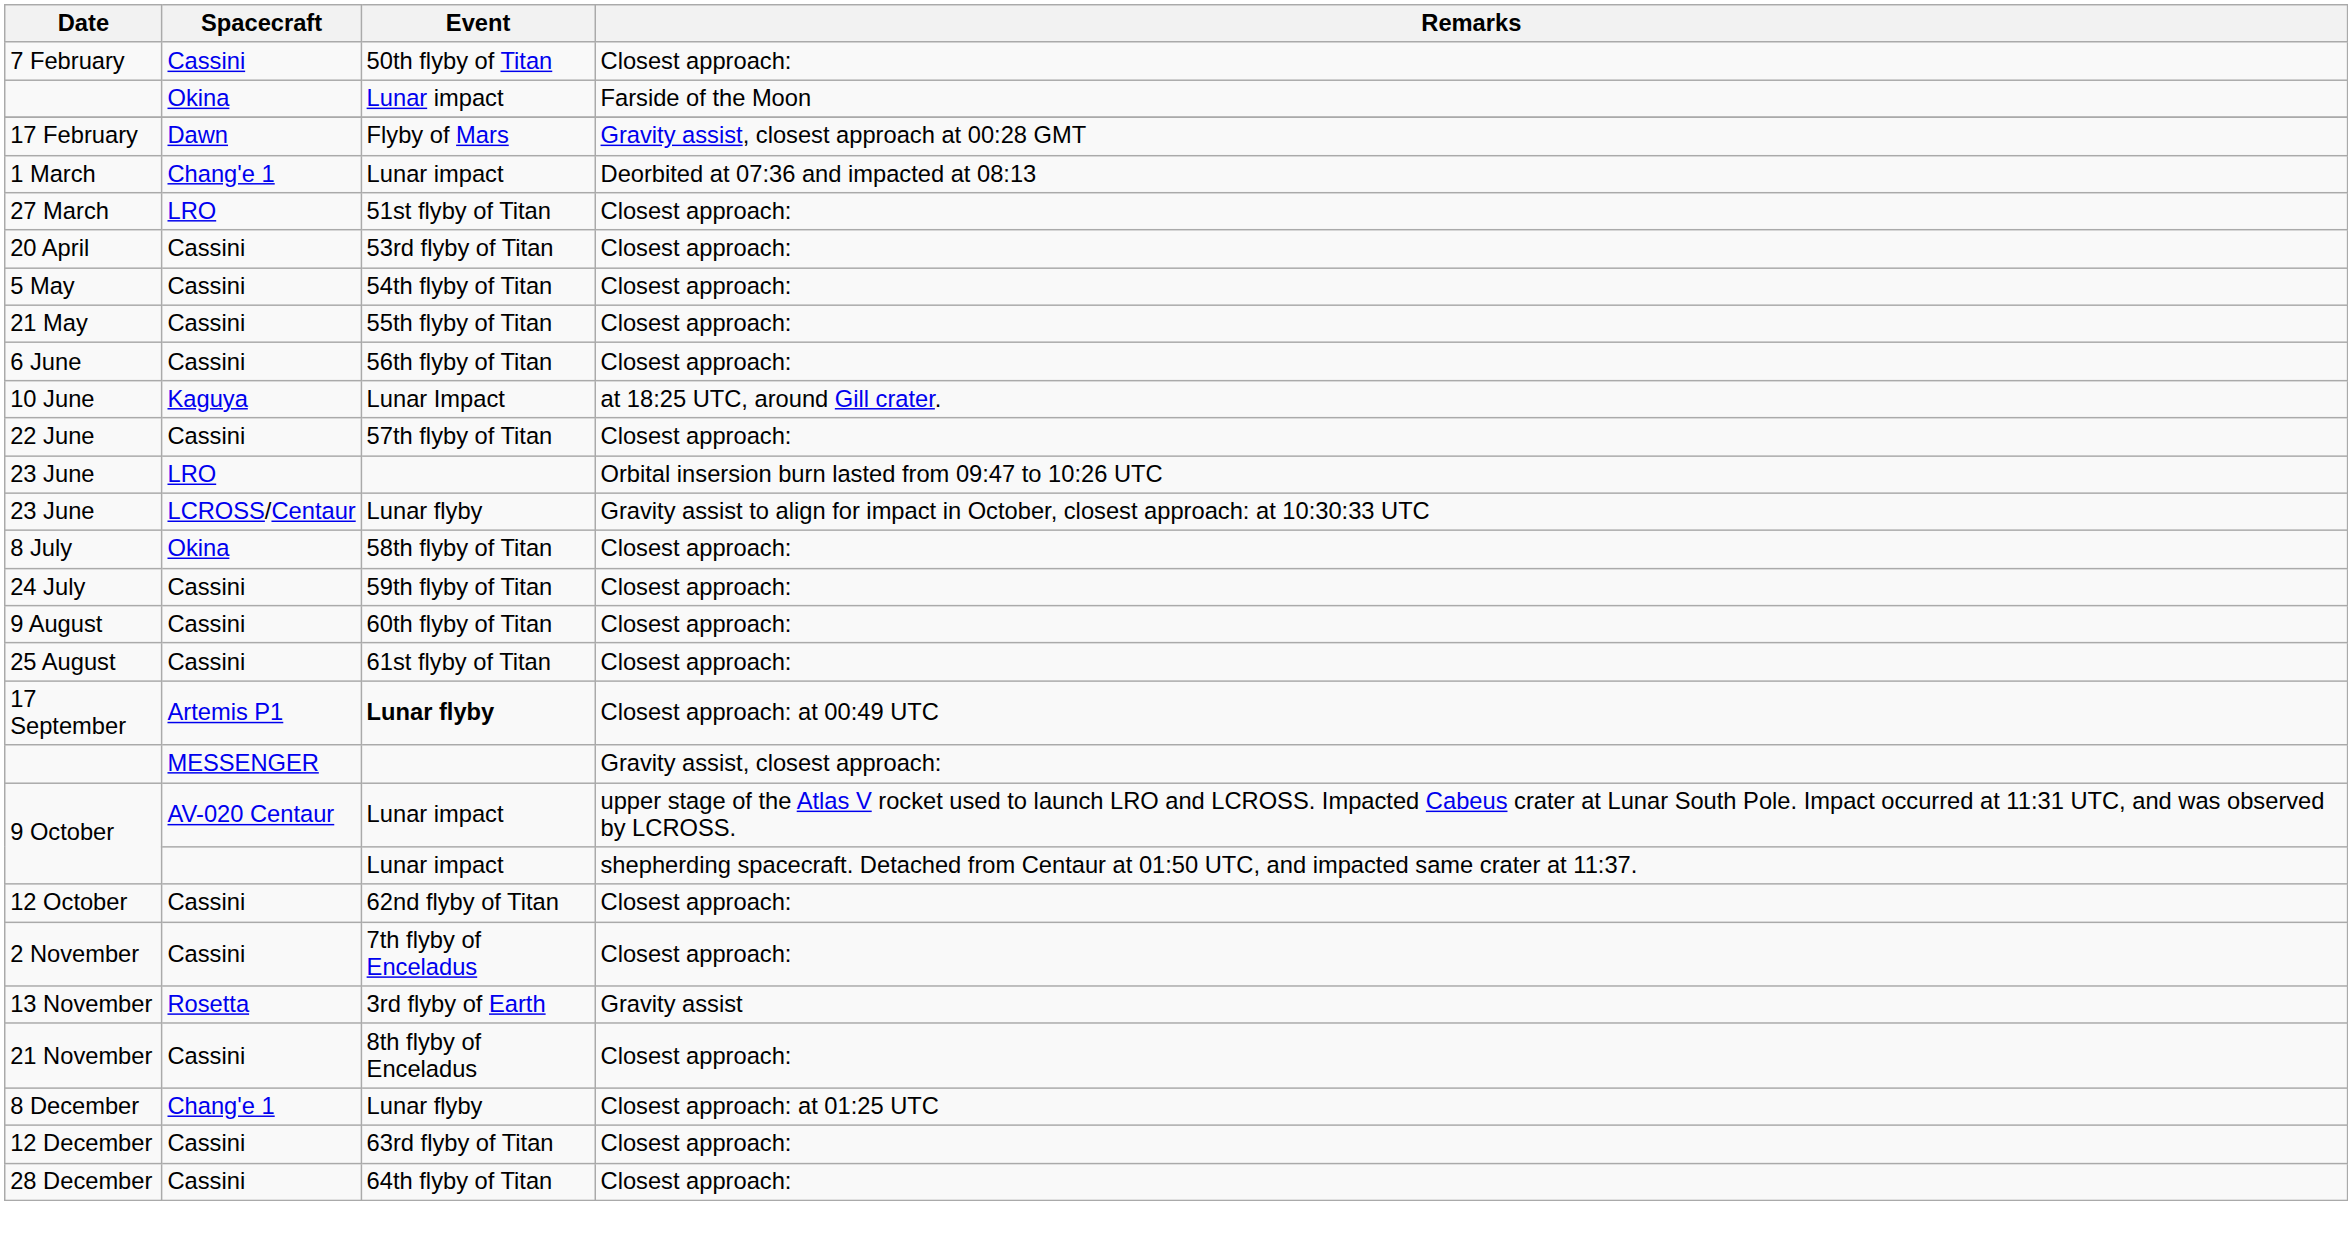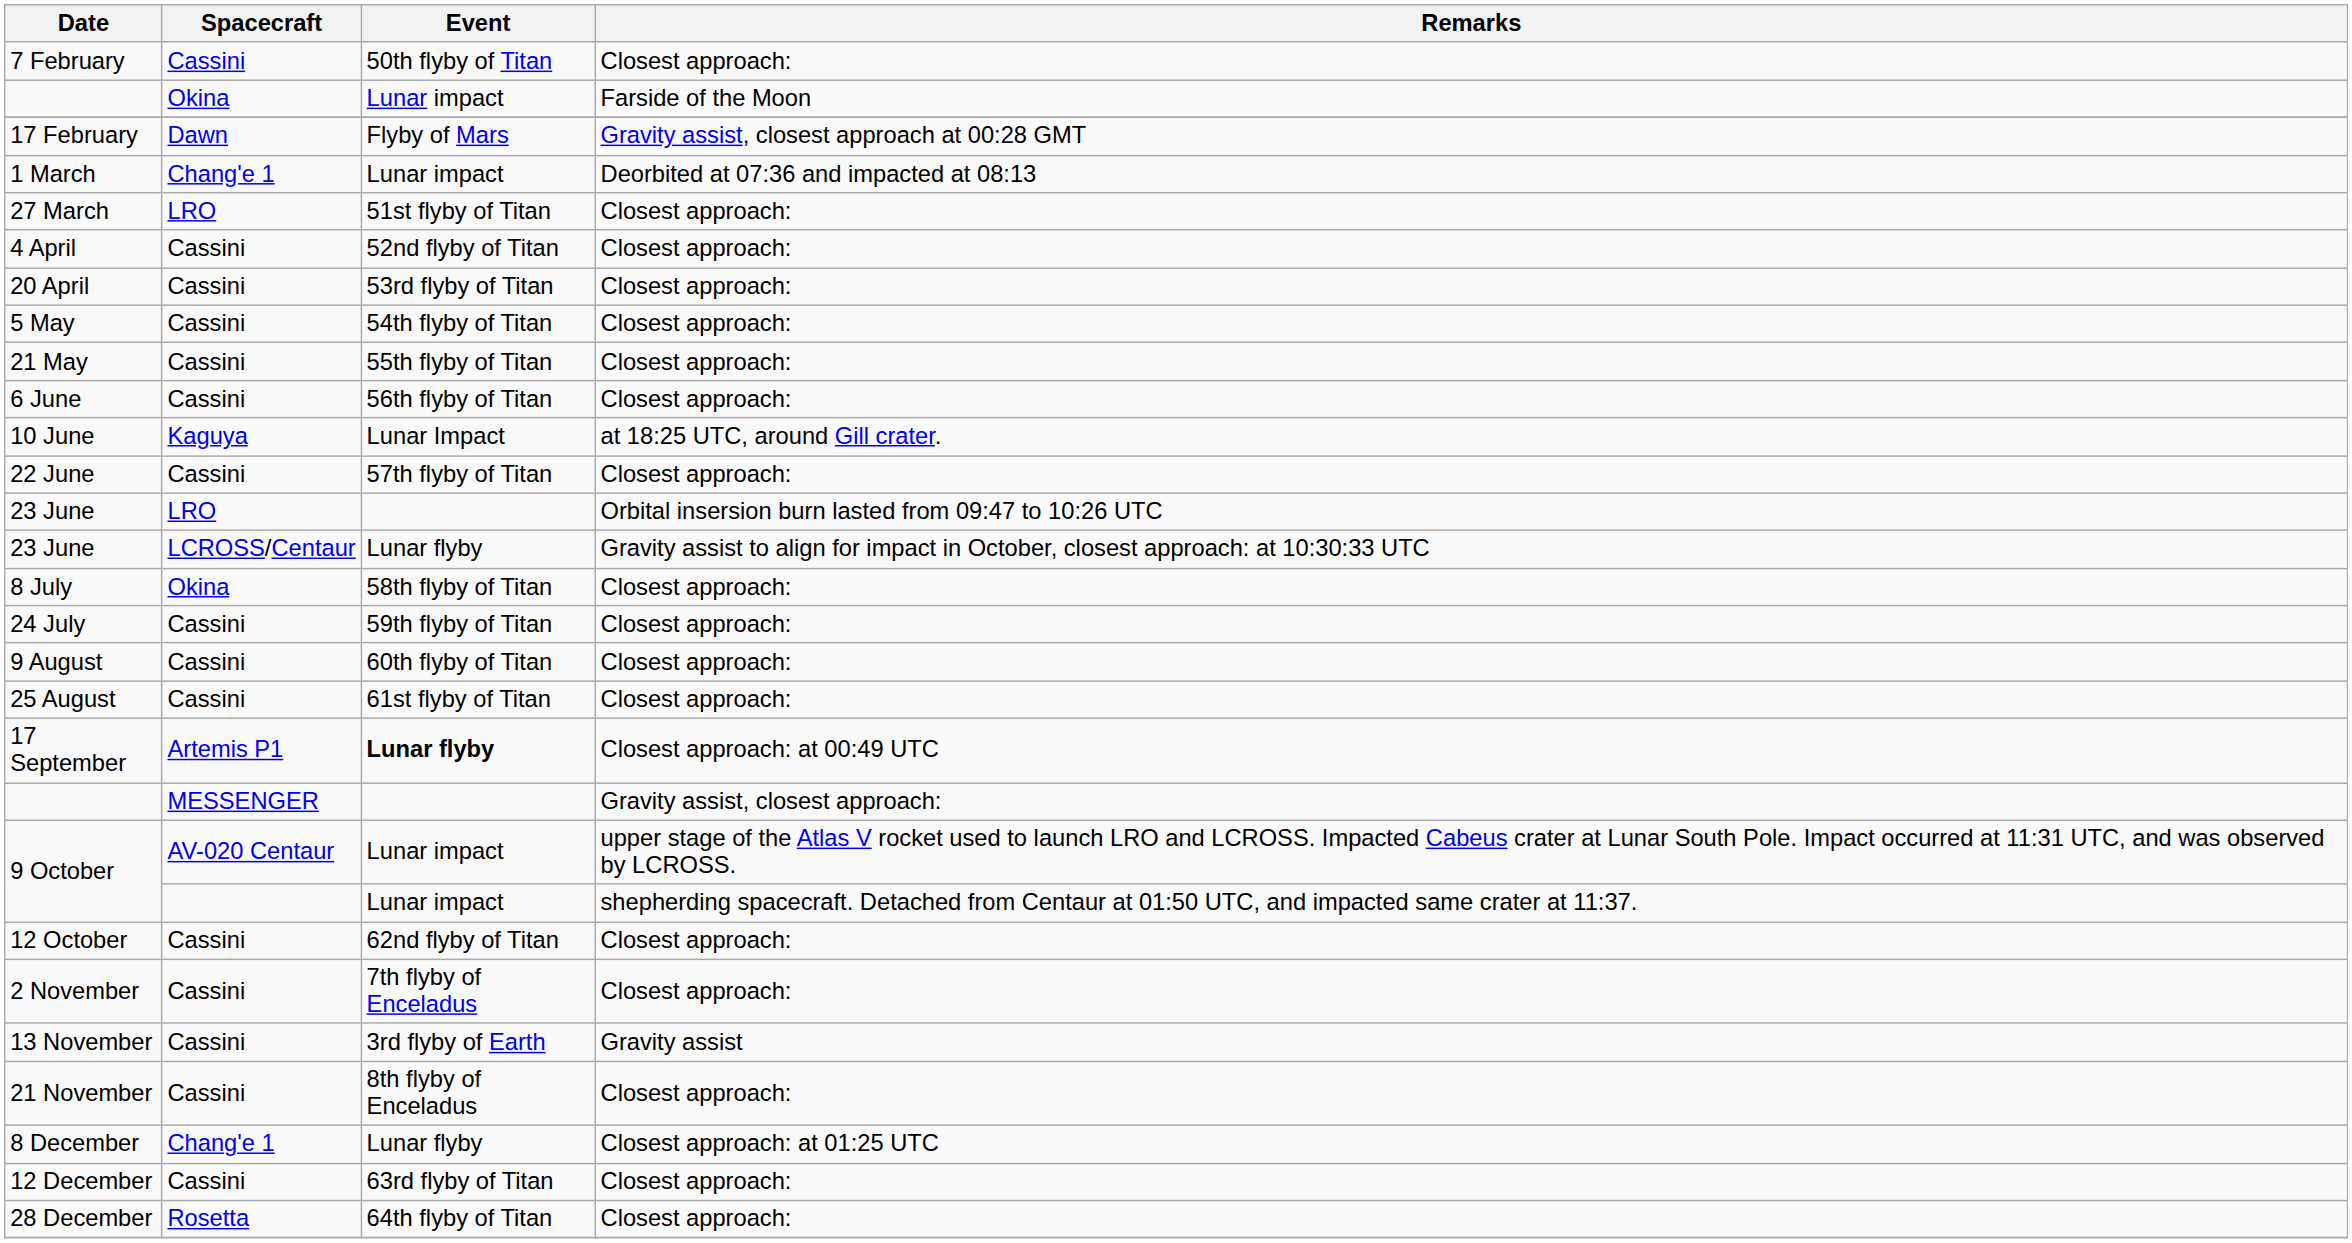+ row: (43, 248)
(208, 1004) Rosetta -> (206, 1042) Cassini
(206, 1181) Cassini -> (208, 1218) Rosetta
